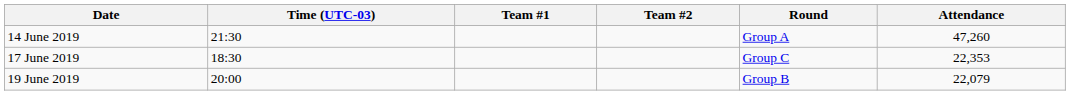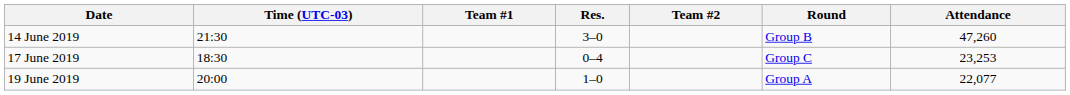+ column: (593, 15)
(766, 36) Group A -> (789, 36) Group B
(971, 57) 22,353 -> (978, 57) 23,253
(766, 79) Group B -> (789, 79) Group A
(971, 79) 22,079 -> (978, 79) 22,077
